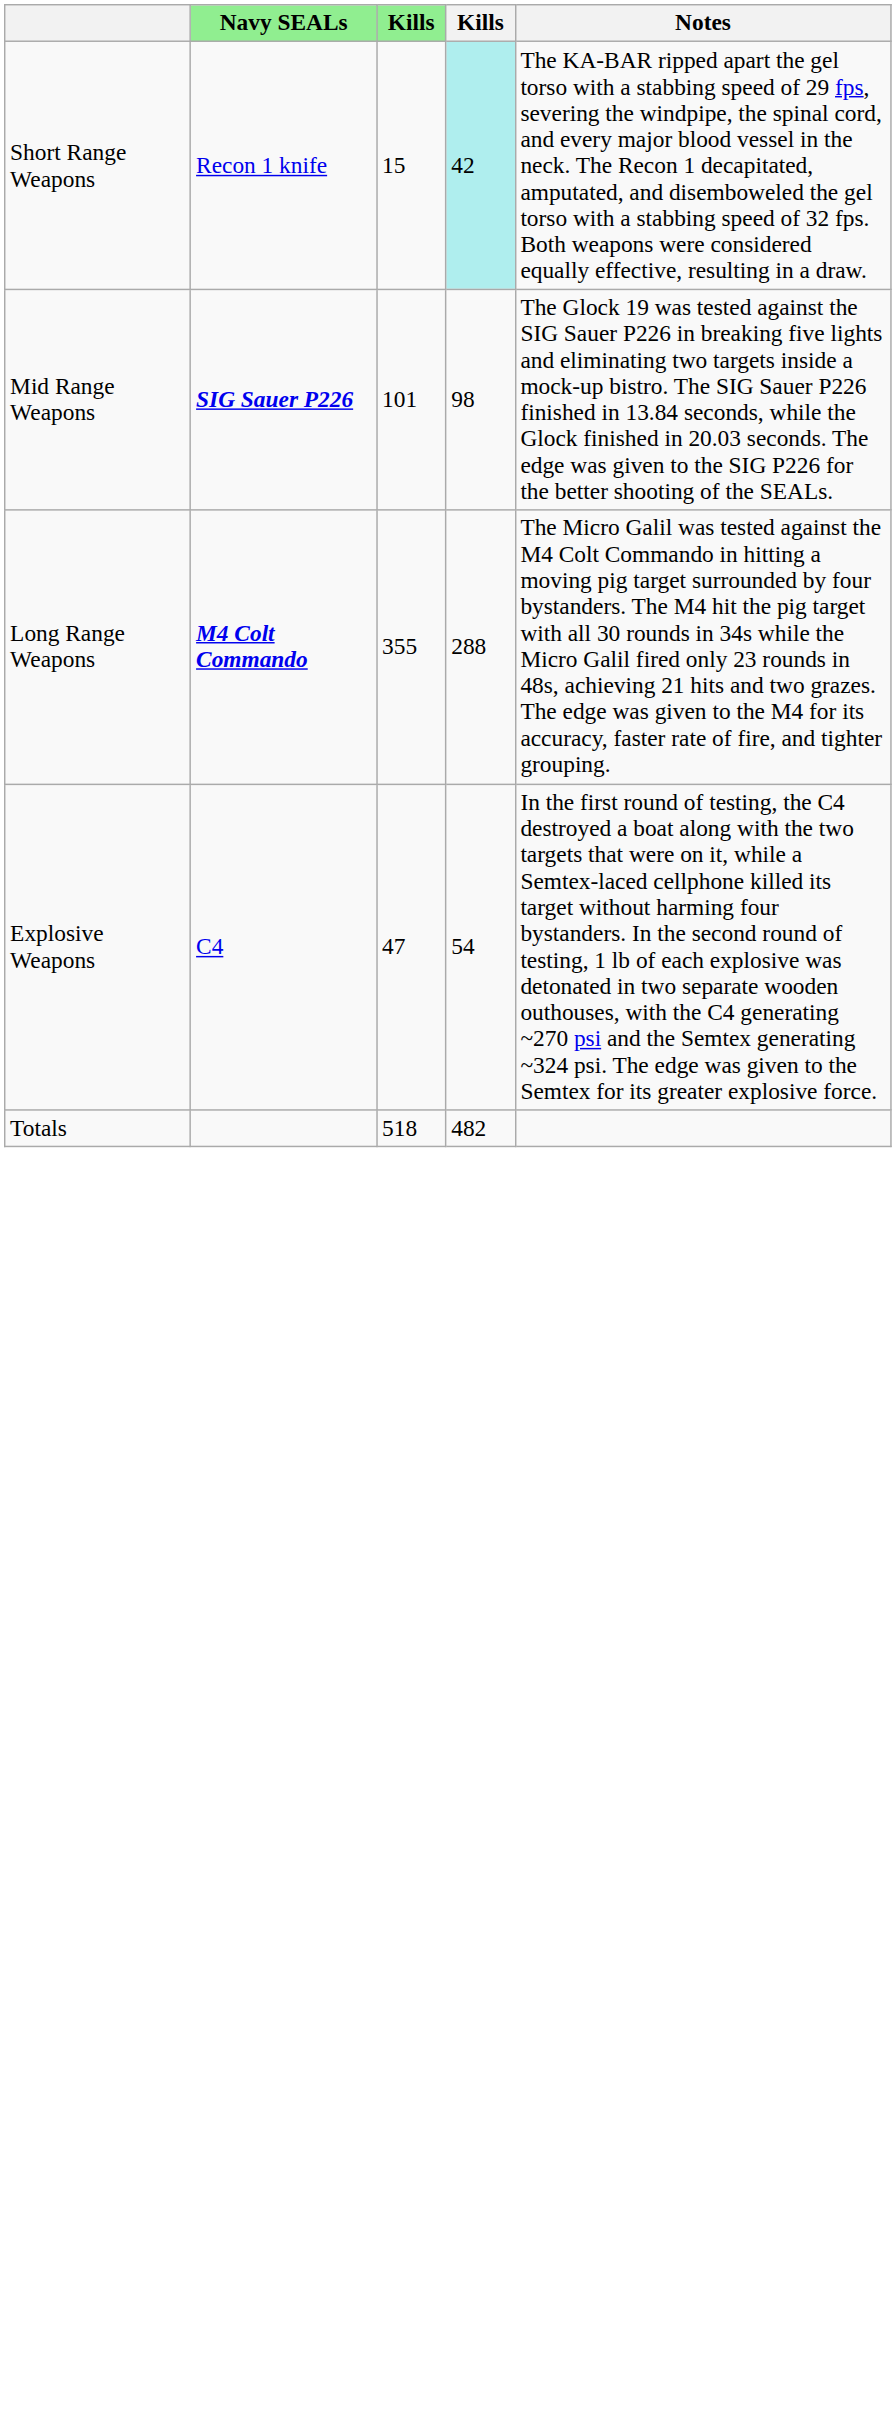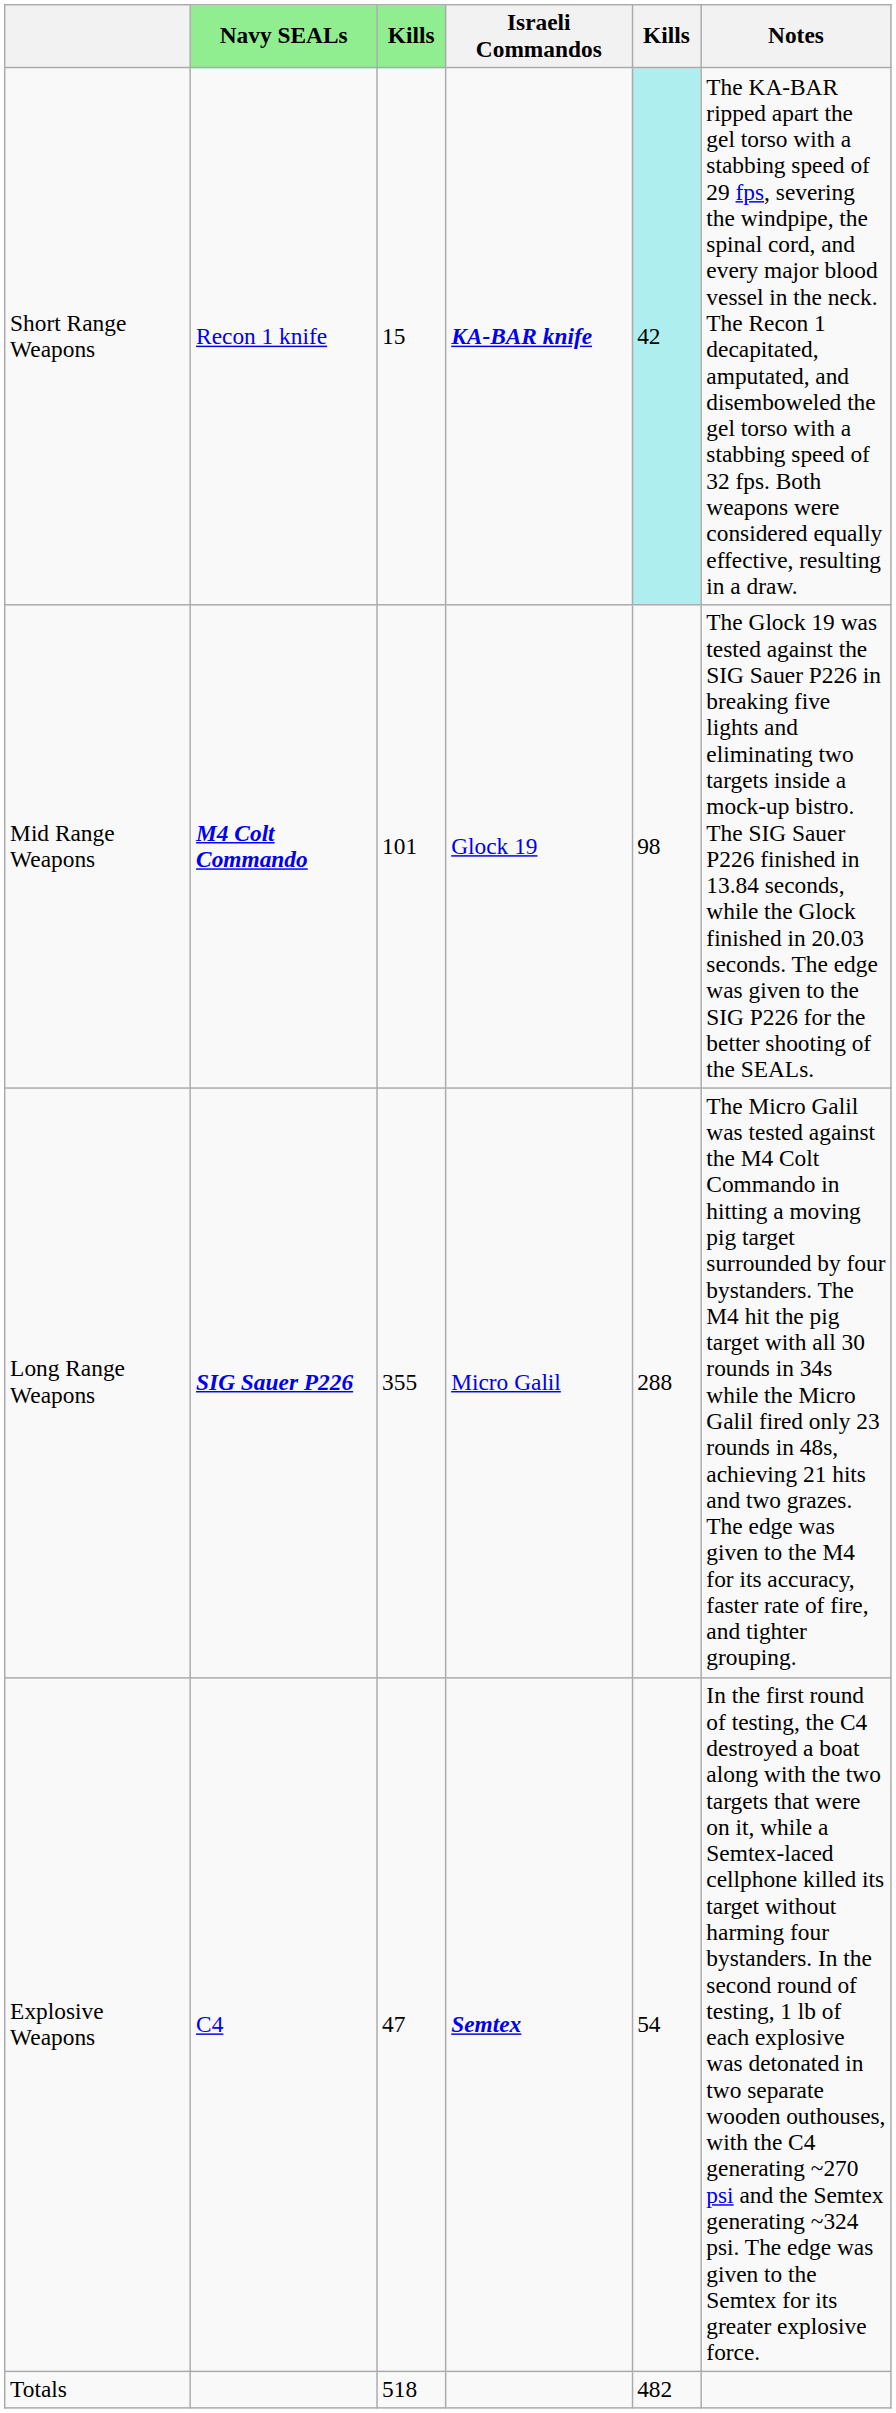+ column: (539, 36)
(275, 399) SIG Sauer P226 -> (252, 846) M4 Colt Commando
(252, 646) M4 Colt Commando -> (275, 1382) SIG Sauer P226
